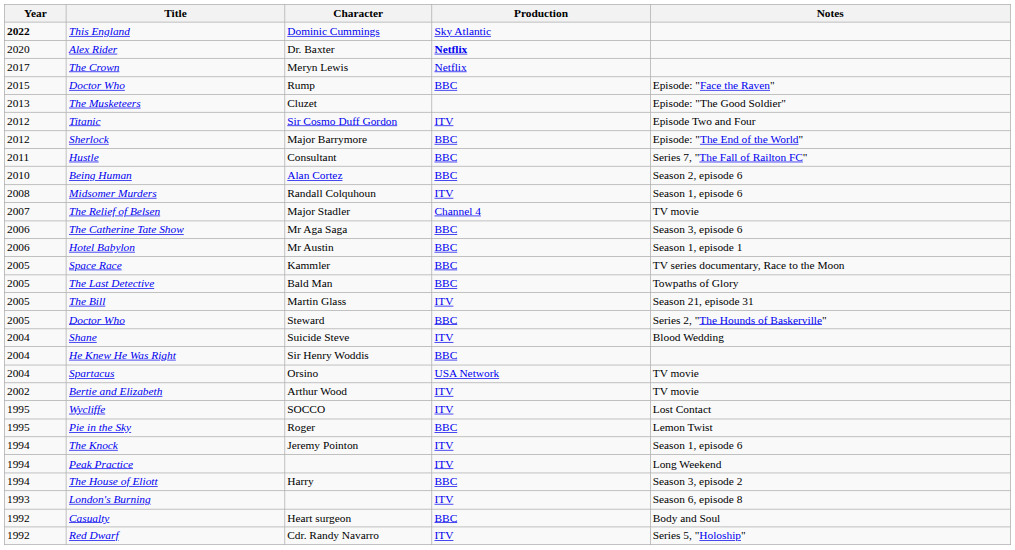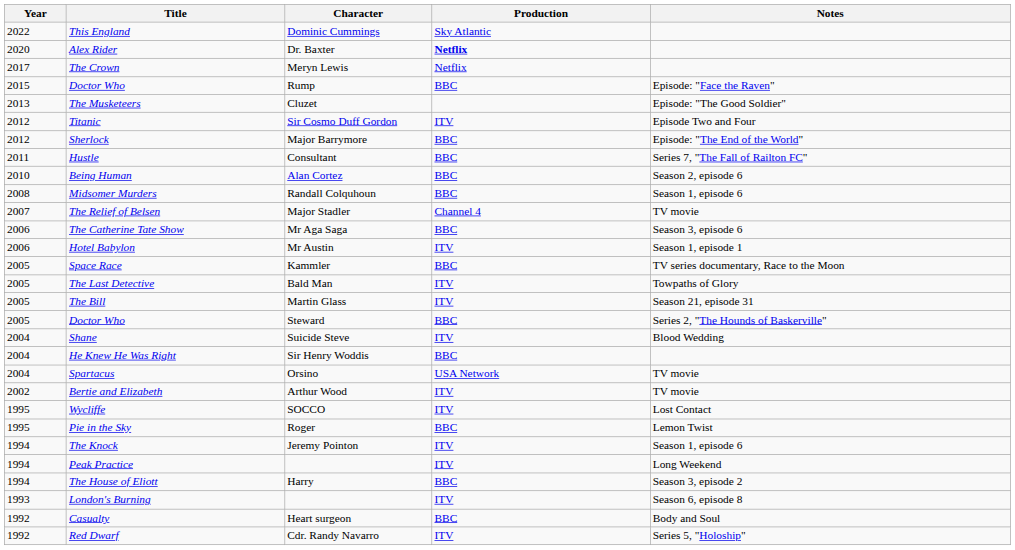(18, 31) bold -> (18, 31) normal
(444, 193) ITV -> (446, 193) BBC
(446, 247) BBC -> (444, 247) ITV
(446, 283) BBC -> (444, 283) ITV
